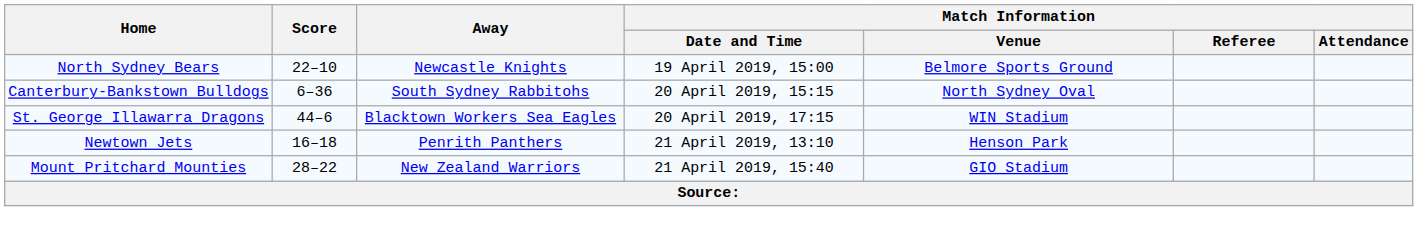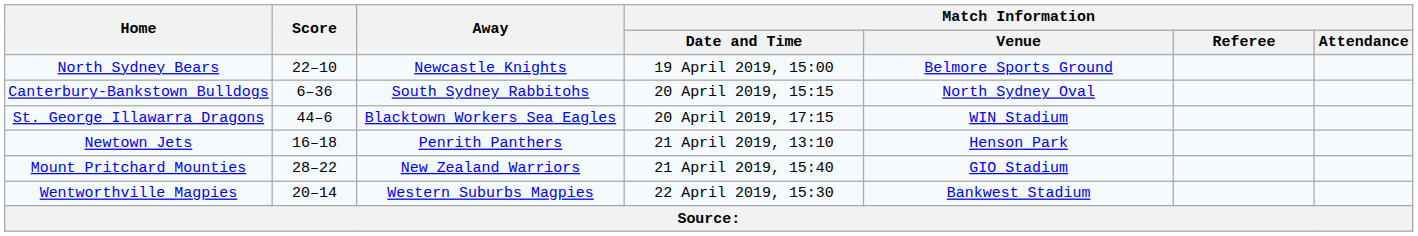+ row: (138, 193)
